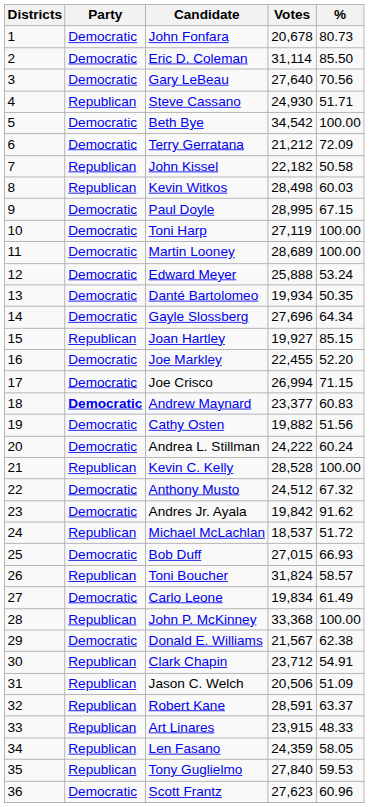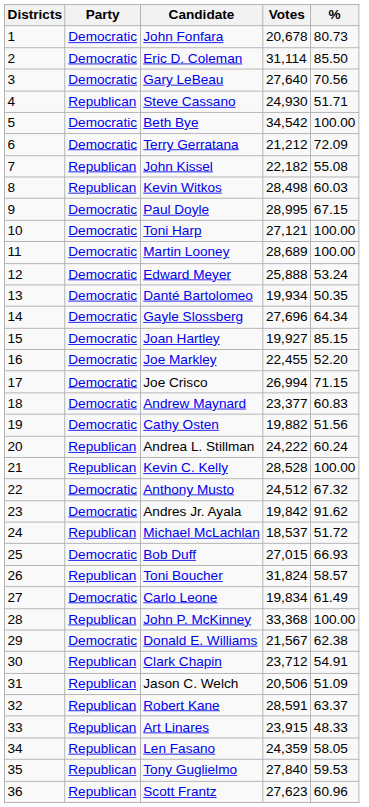(336, 166) 50.58 -> (331, 166) 55.08
(292, 230) 27,119 -> (287, 230) 27,121
(102, 338) Republican -> (103, 338) Democratic
(105, 403) bold -> (103, 403) normal
(103, 446) Democratic -> (102, 446) Republican
(103, 791) Democratic -> (102, 791) Republican
